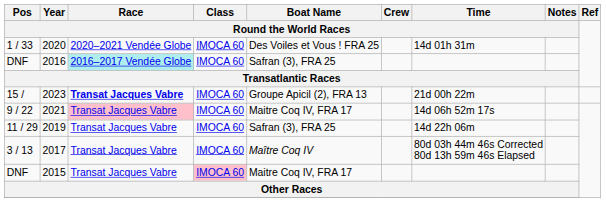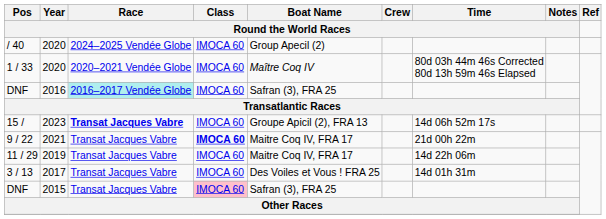+ row: (15, 45)
(314, 45) Des Voiles et Vous ! FRA 25 -> (282, 68) Maître Coq IV
(444, 45) 14d 01h 31m -> (479, 68) 80d 03h 44m 46s Corrected 80d 13h 59m 46s Elapsed
(444, 95) 21d 00h 22m -> (455, 123) 14d 06h 52m 17s
(124, 111) pink background -> (124, 139) no background
(220, 111) normal -> (221, 139) bold
(454, 111) 14d 06h 52m 17s -> (445, 139) 21d 00h 22m
(292, 128) Safran (3), FRA 25 -> (301, 156) Maitre Coq IV, FRA 17
(281, 150) Maître Coq IV -> (315, 172) Des Voiles et Vous ! FRA 25
(478, 150) 80d 03h 44m 46s Corrected 80d 13h 59m 46s Elapsed -> (445, 172) 14d 01h 31m
(300, 172) Maitre Coq IV, FRA 17 -> (293, 189) Safran (3), FRA 25
